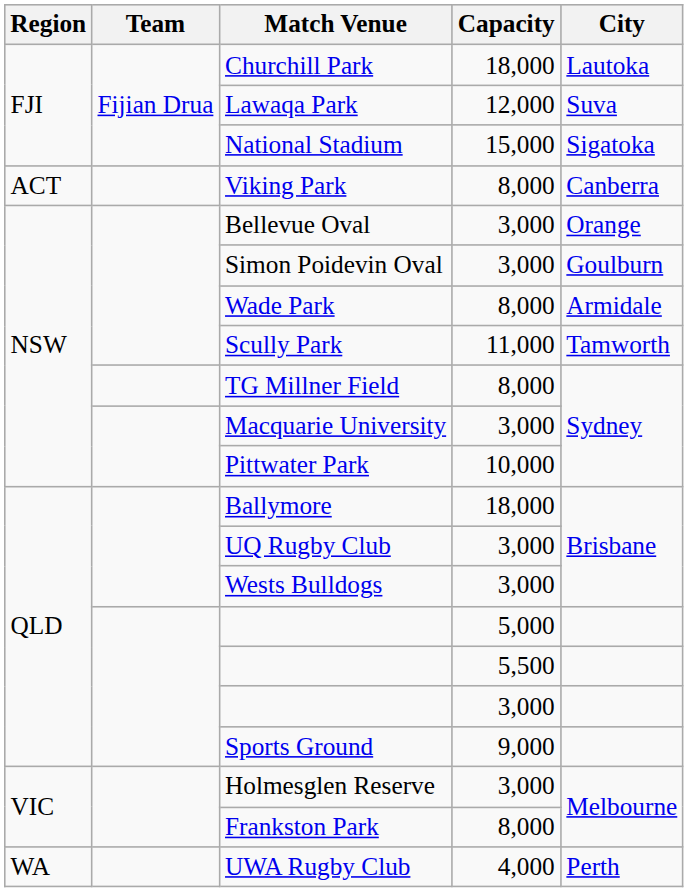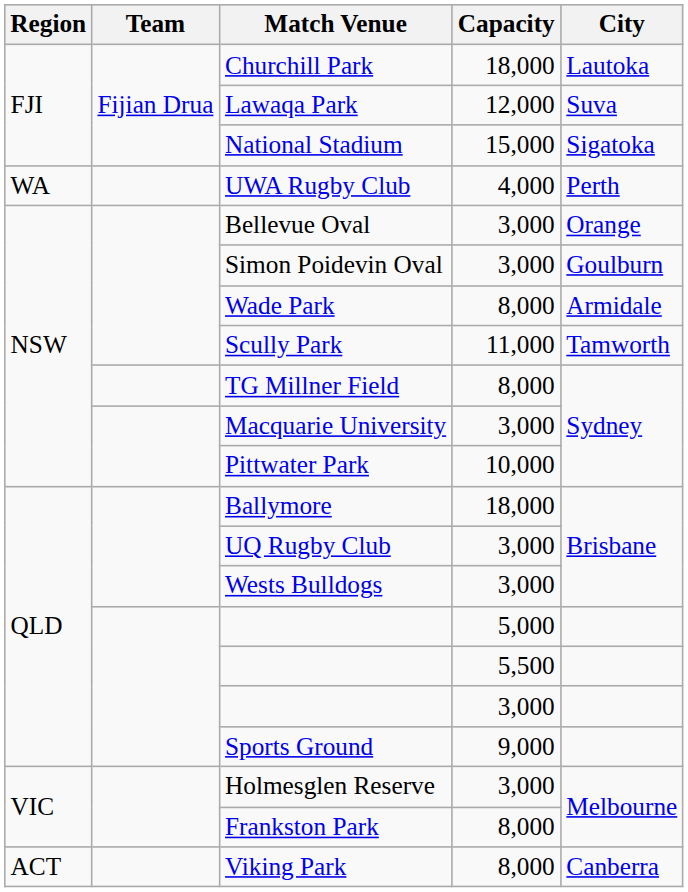rows swapped: (286, 184) <-> (318, 866)
